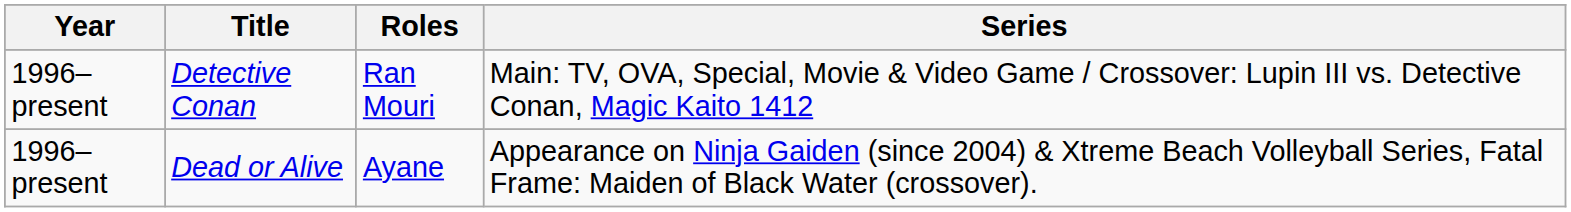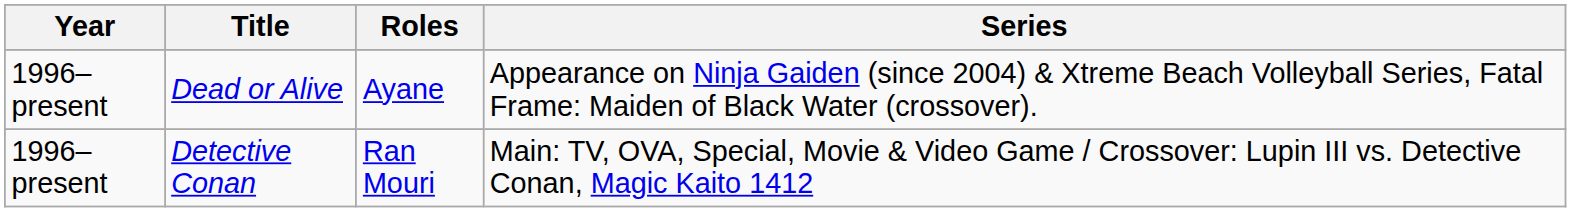rows swapped: (231, 89) <-> (257, 167)
